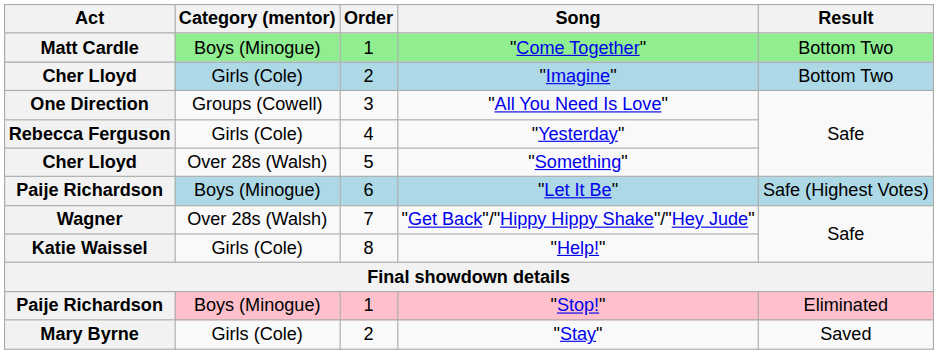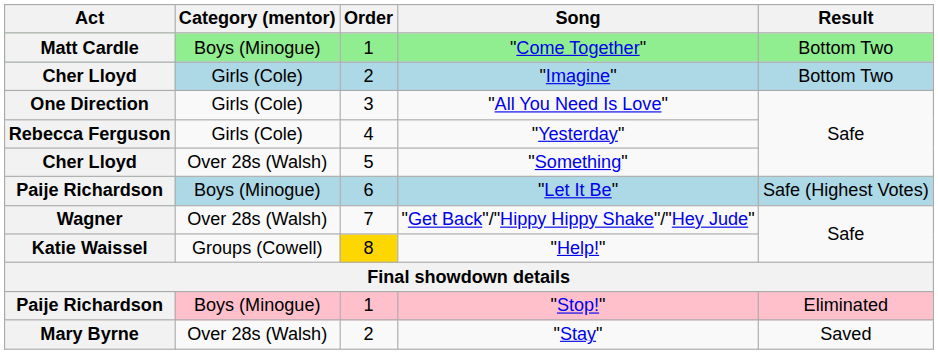(257, 104) Groups (Cowell) -> (257, 104) Girls (Cole)
(257, 248) Girls (Cole) -> (257, 248) Groups (Cowell)
(368, 248) no background -> (368, 248) gold background
(257, 334) Girls (Cole) -> (257, 334) Over 28s (Walsh)
